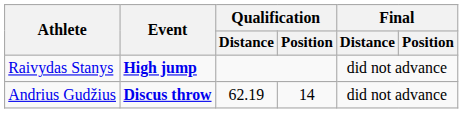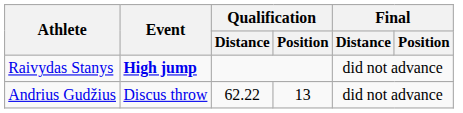(167, 94) bold -> (165, 94) normal
(246, 94) 62.19 -> (242, 94) 62.22
(307, 94) 14 -> (303, 94) 13
